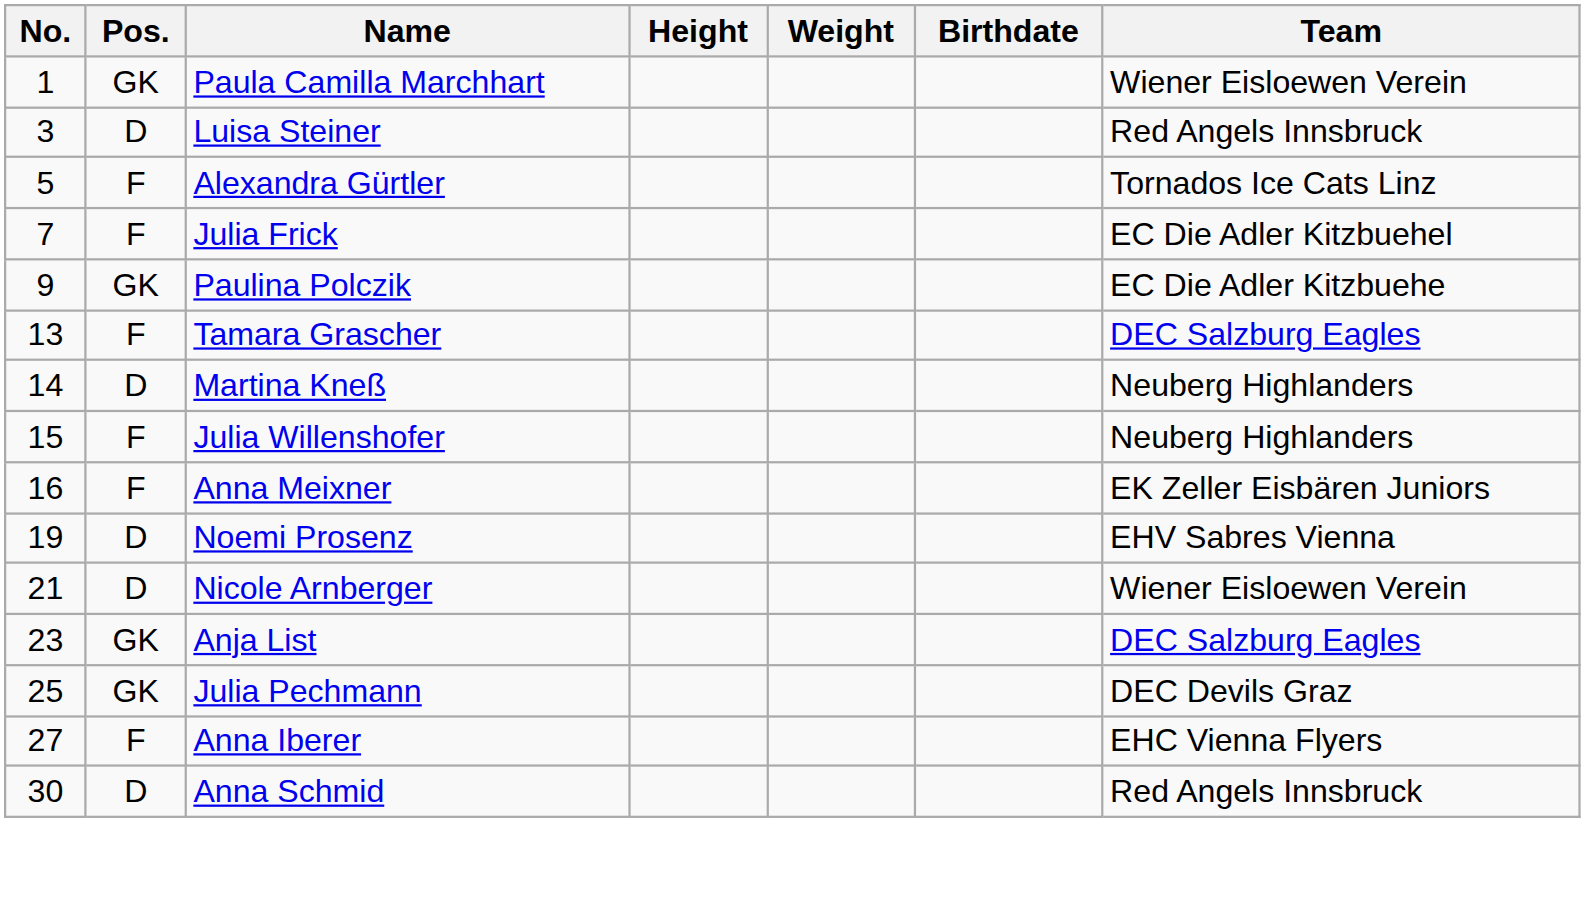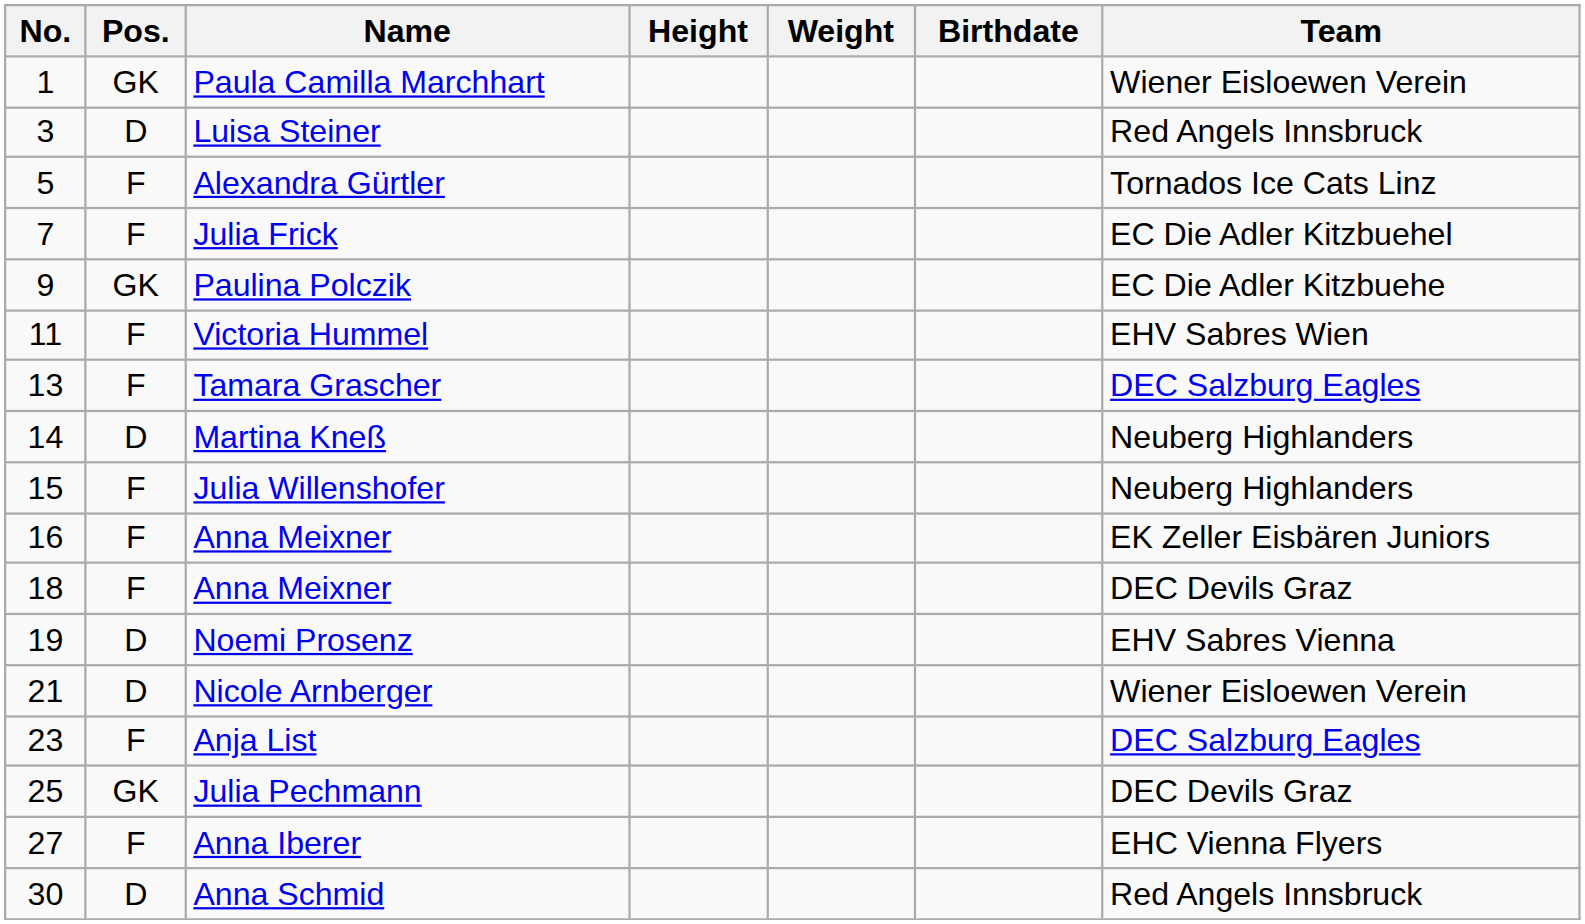+ row: (45, 335)
+ row: (45, 589)
(136, 640) GK -> (136, 741) F
